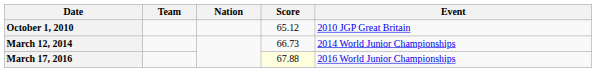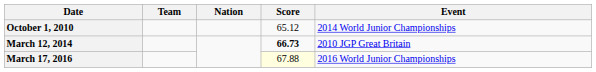(364, 28) 2010 JGP Great Britain -> (386, 28) 2014 World Junior Championships
(288, 43) normal -> (288, 43) bold
(386, 43) 2014 World Junior Championships -> (364, 43) 2010 JGP Great Britain
